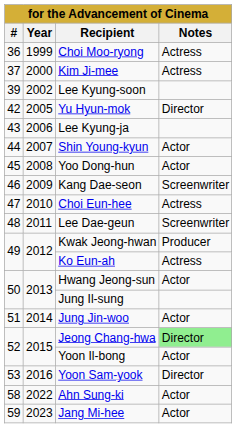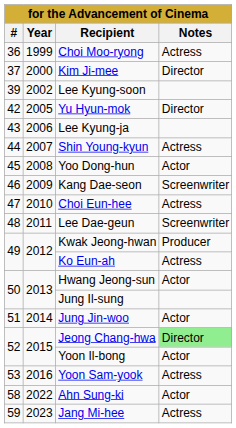(182, 71) Actress -> (183, 71) Director
(176, 147) Actor -> (182, 147) Actress
(183, 375) Director -> (182, 375) Actress
(176, 413) Actor -> (182, 413) Actress
